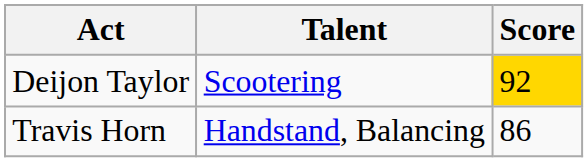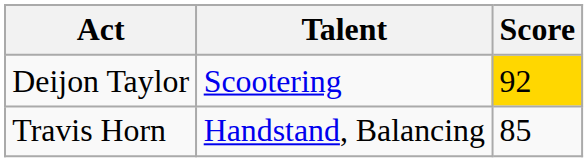(516, 130) 86 -> (516, 130) 85
